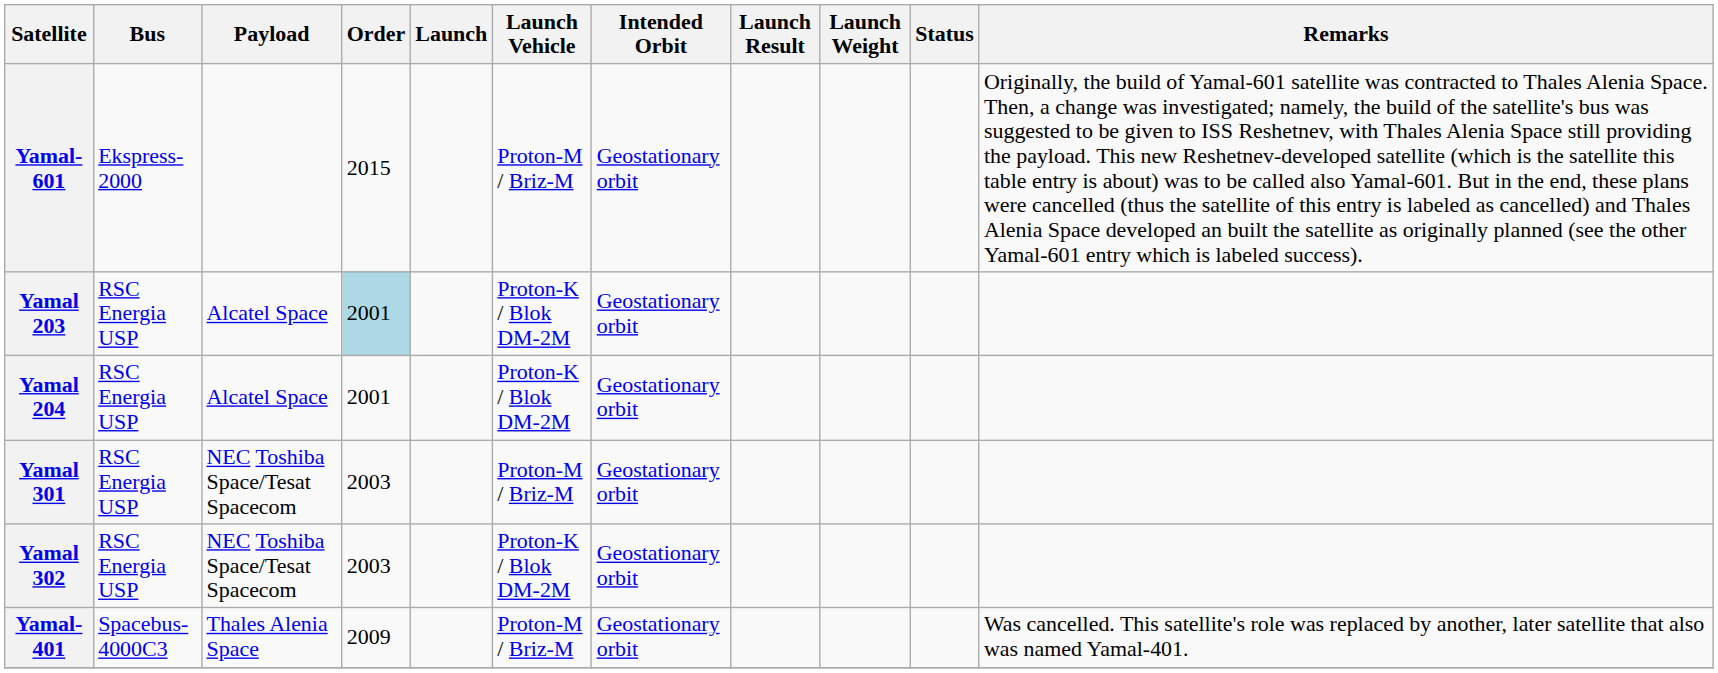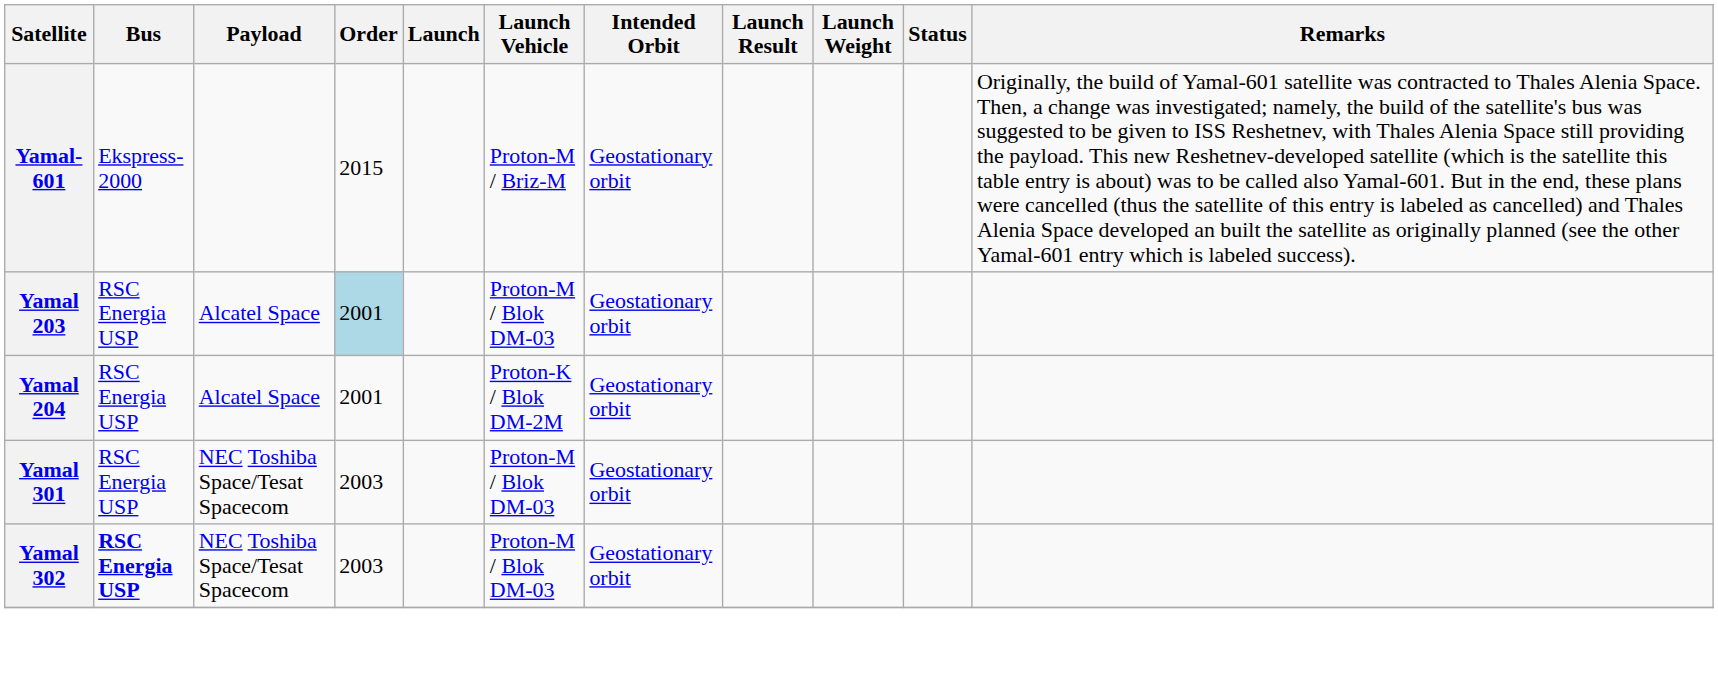(538, 313) Proton-K / Blok DM-2M -> (532, 313) Proton-M / Blok DM-03
(540, 481) Proton-M / Briz-M -> (532, 481) Proton-M / Blok DM-03
(132, 565) normal -> (135, 565) bold
(538, 565) Proton-K / Blok DM-2M -> (532, 565) Proton-M / Blok DM-03
- row: (49, 637)
